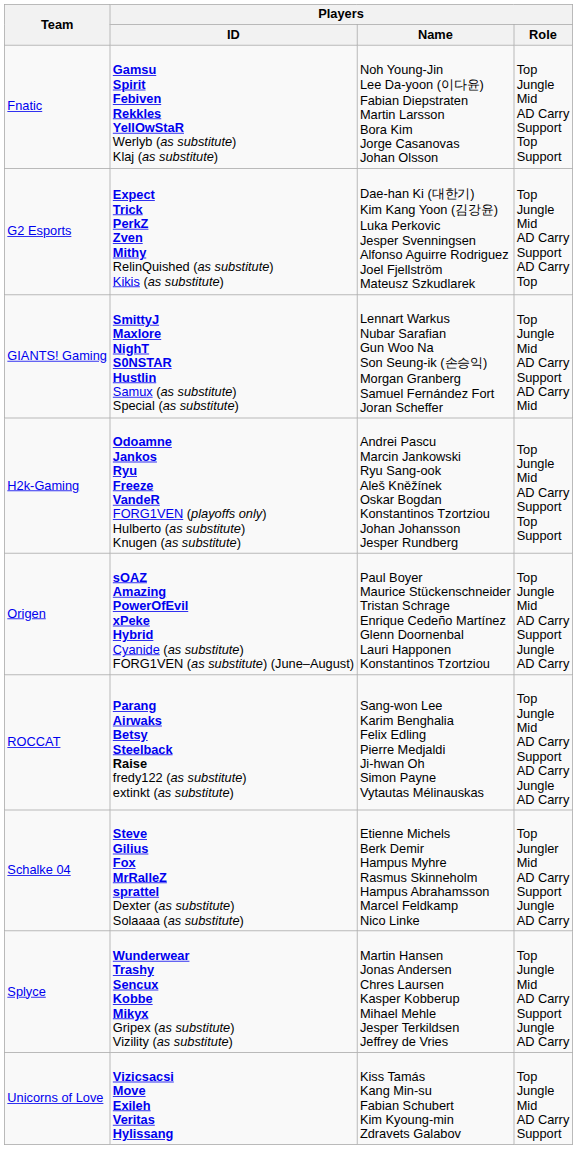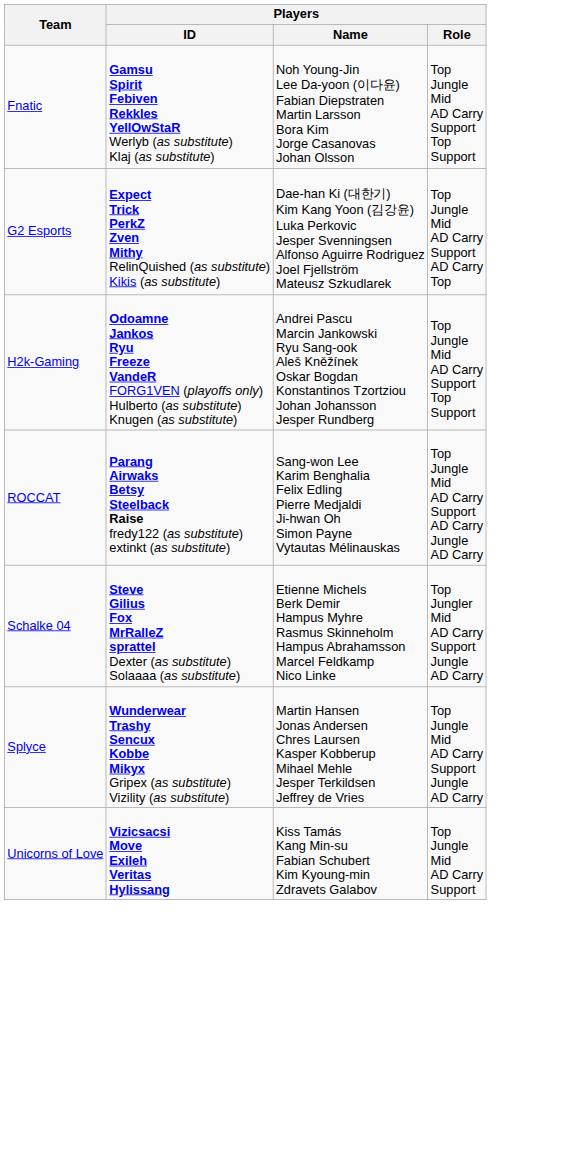- row: (57, 356)
- row: (27, 614)
